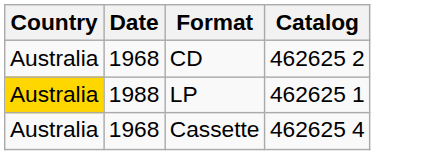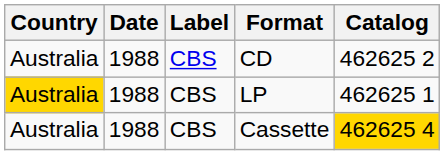+ column: (200, 22)
(134, 58) 1968 -> (134, 58) 1988
(134, 130) 1968 -> (134, 130) 1988
(317, 130) no background -> (387, 130) gold background
